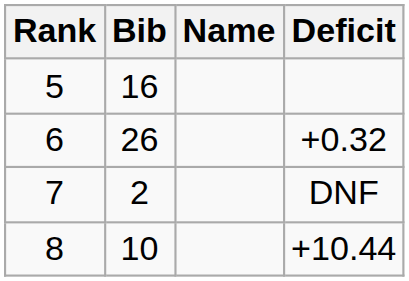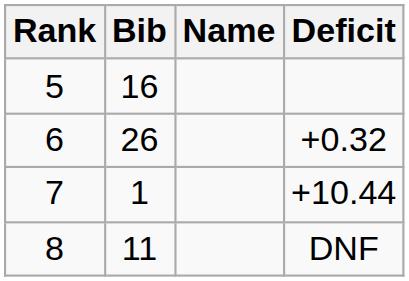(139, 193) 2 -> (139, 193) 1
(344, 193) DNF -> (344, 193) +10.44
(139, 247) 10 -> (139, 247) 11
(344, 247) +10.44 -> (344, 247) DNF
